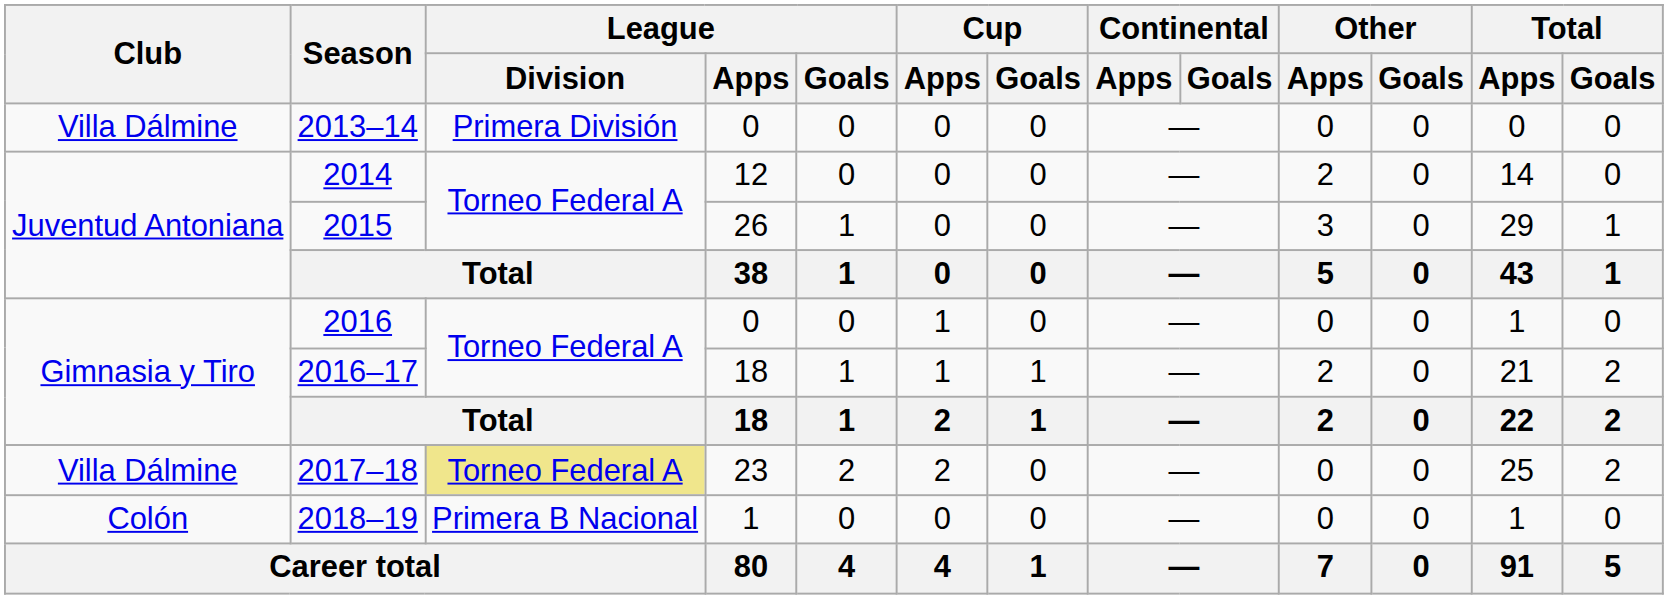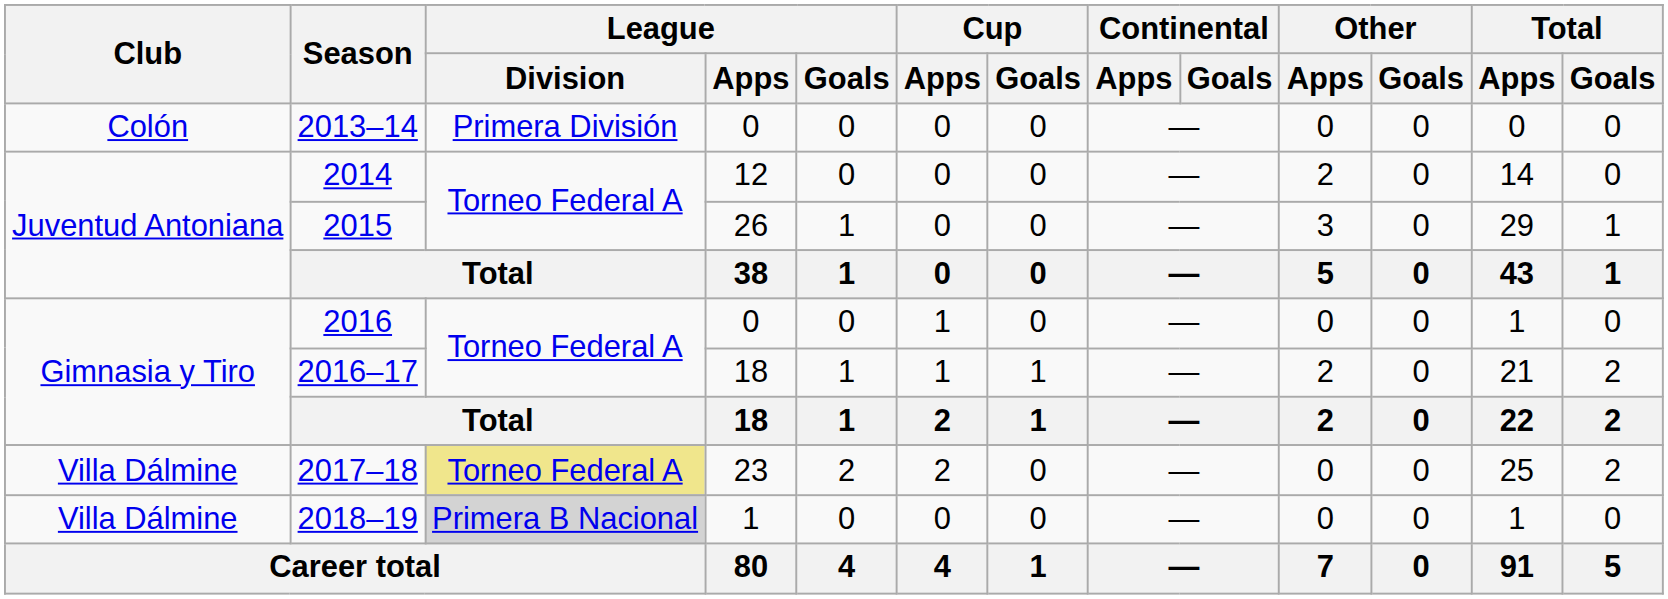(148, 126) Villa Dálmine -> (148, 126) Colón
(148, 518) Colón -> (148, 518) Villa Dálmine
(565, 518) no background -> (565, 518) lightgrey background
